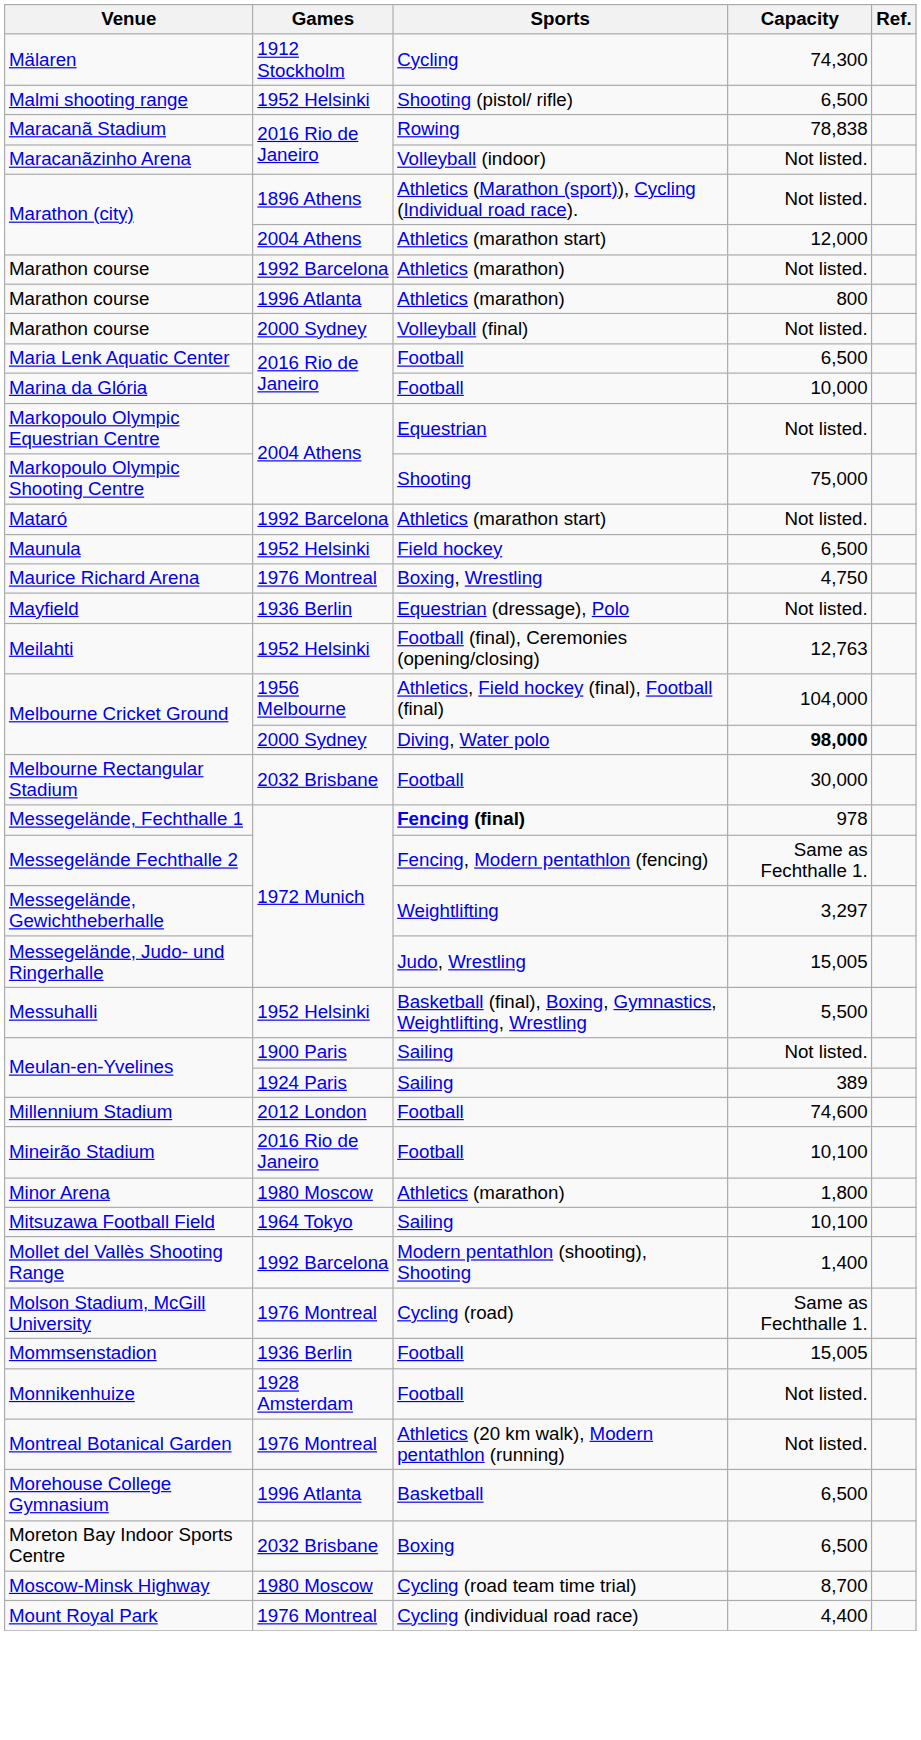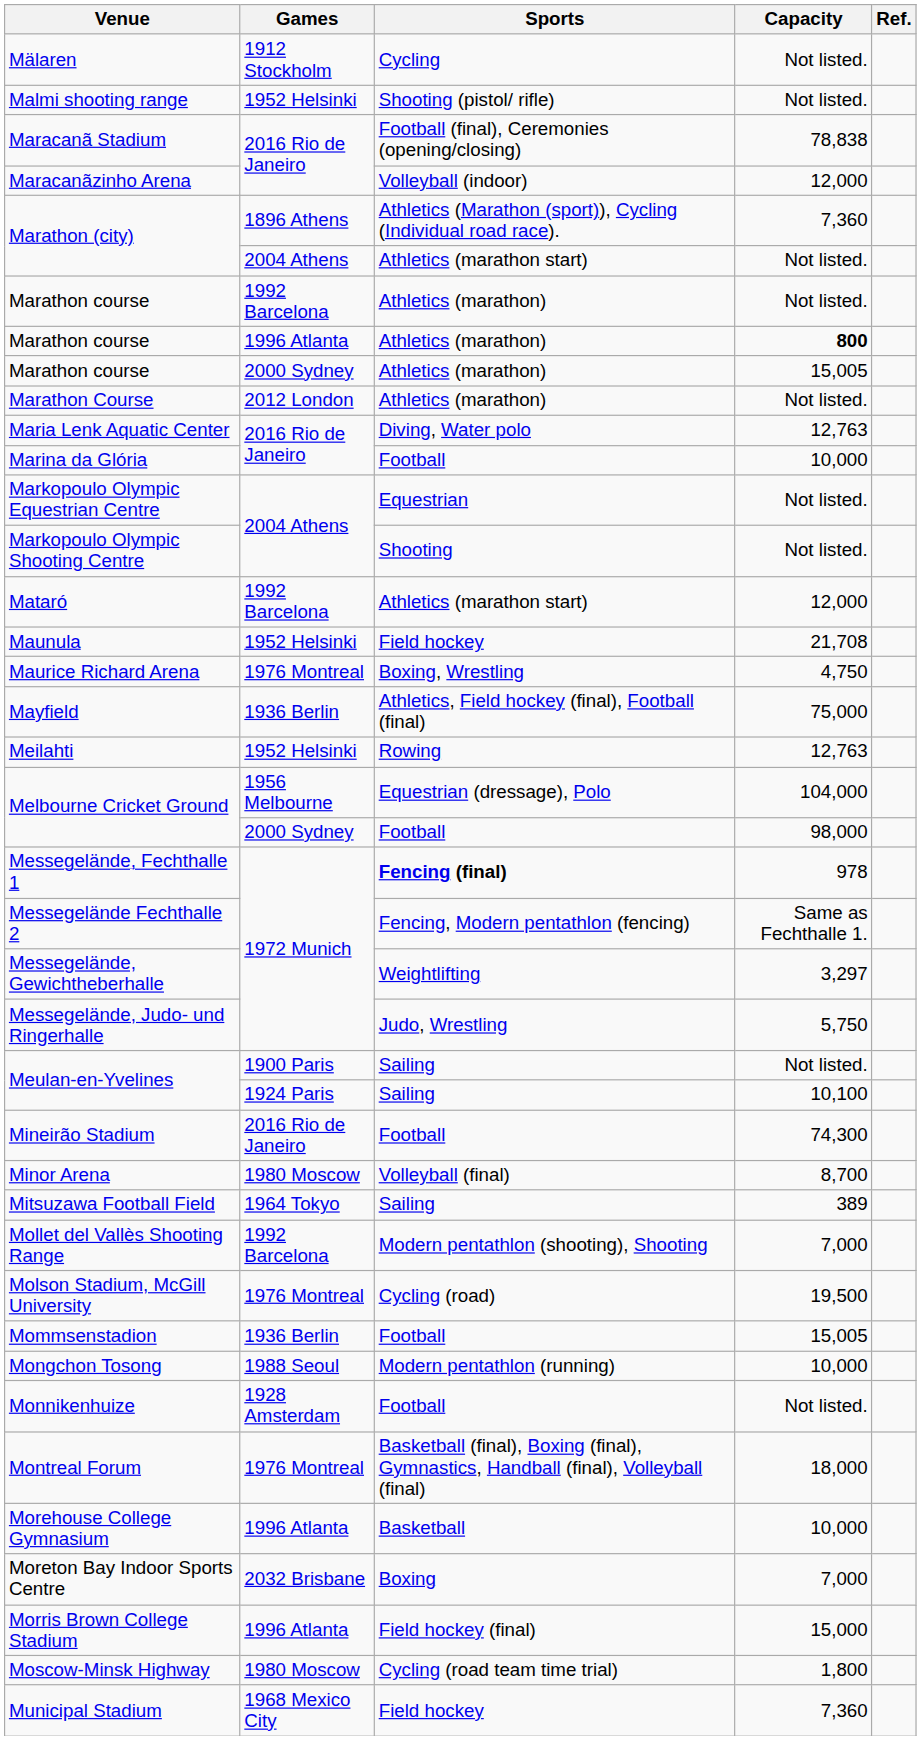(839, 59) 74,300 -> (826, 59) Not listed.
(844, 99) 6,500 -> (826, 99) Not listed.
(428, 129) Rowing -> (494, 140) Football (final), Ceremonies (opening/closing)
(826, 159) Not listed. -> (839, 180) 12,000
(826, 199) Not listed. -> (844, 220) 7,360
(839, 239) 12,000 -> (826, 260) Not listed.
(852, 298) normal -> (852, 341) bold
(463, 328) Volleyball (final) -> (462, 370) Athletics (marathon)
(826, 328) Not listed. -> (839, 370) 15,005
+ row: (81, 400)
(430, 358) Football -> (455, 430) Diving, Water polo
(844, 358) 6,500 -> (839, 430) 12,763
(839, 479) 75,000 -> (826, 550) Not listed.
(826, 519) Not listed. -> (839, 601) 12,000
(844, 548) 6,500 -> (839, 641) 21,708
(513, 608) Equestrian (dressage), Polo -> (536, 711) Athletics, Field hockey (final), Football (final)
(826, 608) Not listed. -> (839, 711) 75,000
(512, 648) Football (final), Ceremonies (opening/closing) -> (410, 751) Rowing
(555, 699) Athletics, Field hockey (final), Football (final) -> (495, 792) Equestrian (dressage), Polo
(473, 739) Diving, Water polo -> (412, 832) Football
(839, 739) bold -> (839, 832) normal
- row: (106, 779)
(839, 961) 15,005 -> (844, 1024) 5,750
- row: (53, 1012)
(852, 1082) 389 -> (839, 1094) 10,100
- row: (91, 1111)
(839, 1152) 10,100 -> (839, 1134) 74,300
(481, 1192) Athletics (marathon) -> (444, 1175) Volleyball (final)
(844, 1192) 1,800 -> (844, 1175) 8,700
(839, 1222) 10,100 -> (852, 1204) 389
(844, 1262) 1,400 -> (844, 1245) 7,000
(814, 1313) Same as Fechthalle 1. -> (839, 1295) 19,500
+ row: (85, 1365)
- row: (120, 1444)
+ row: (75, 1467)
(844, 1495) 6,500 -> (839, 1528) 10,000
(844, 1545) 6,500 -> (844, 1579) 7,000
+ row: (98, 1629)
(844, 1585) 8,700 -> (844, 1670) 1,800
- row: (83, 1615)
+ row: (85, 1710)
